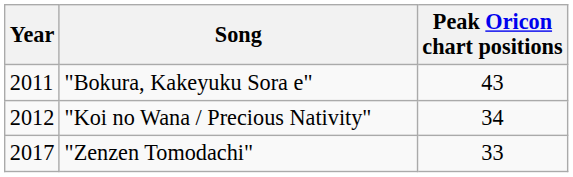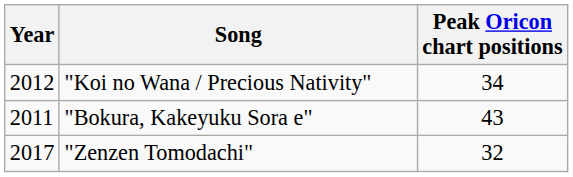rows swapped: (189, 82) <-> (218, 117)
(492, 152) 33 -> (492, 152) 32
